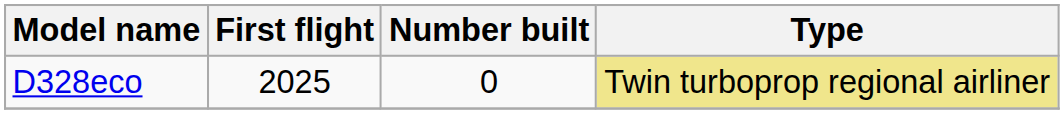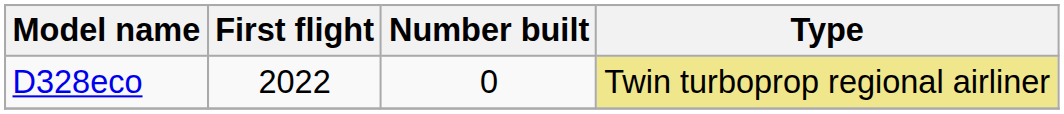(295, 81) 2025 -> (295, 81) 2022
